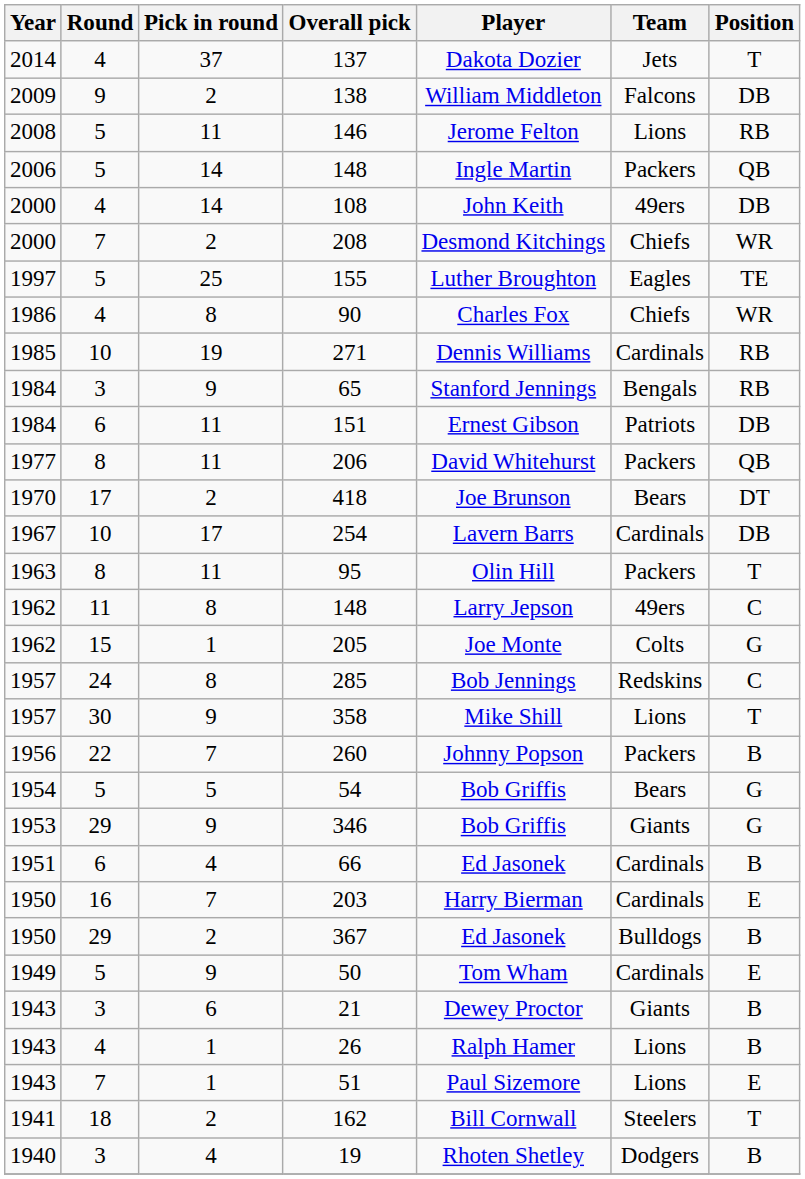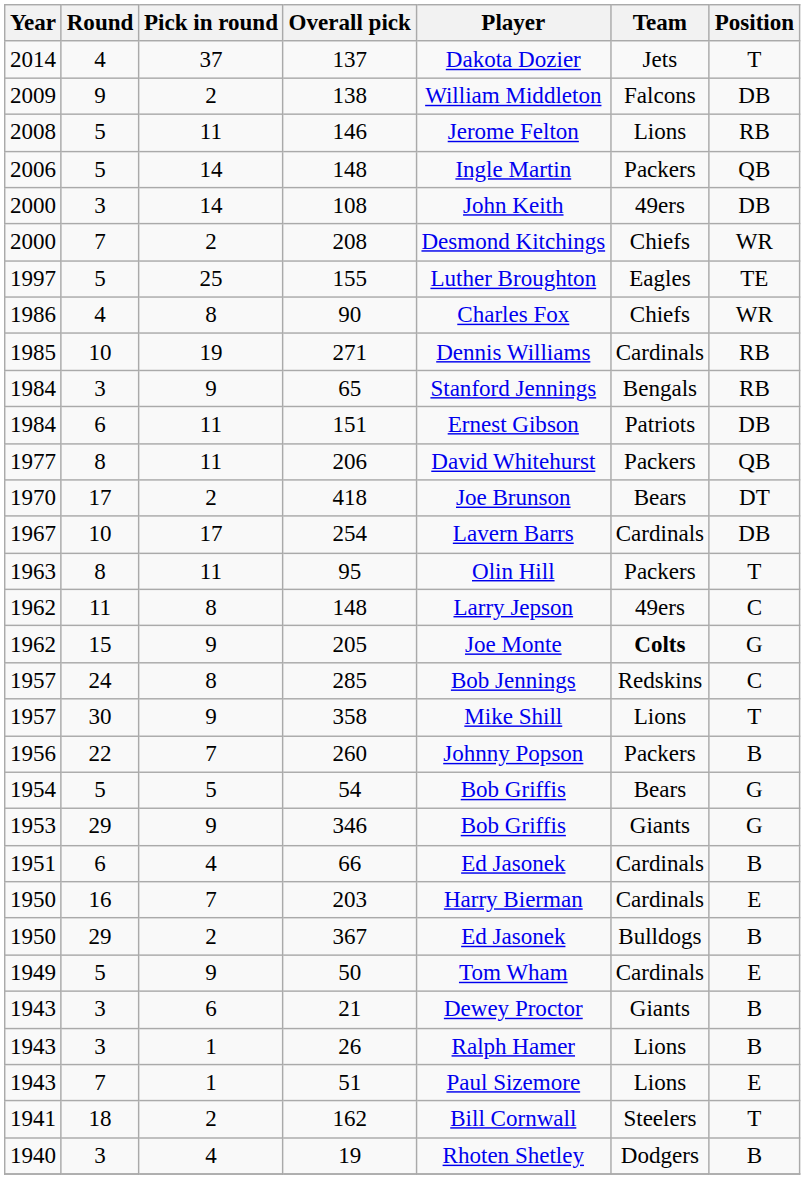(100, 205) 4 -> (100, 205) 3
(211, 643) 1 -> (211, 643) 9
(660, 643) normal -> (660, 643) bold
(100, 1045) 4 -> (100, 1045) 3
